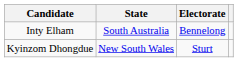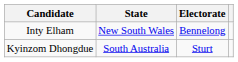(136, 31) South Australia -> (136, 31) New South Wales
(136, 48) New South Wales -> (136, 48) South Australia
